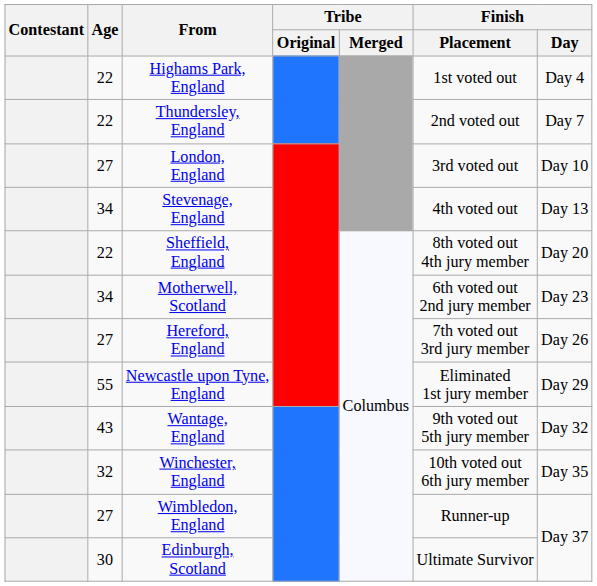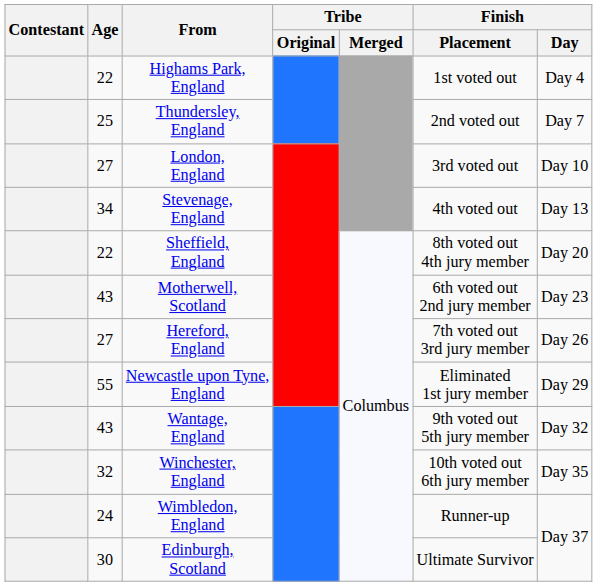(105, 121) 22 -> (105, 121) 25
(105, 296) 34 -> (105, 296) 43
(105, 515) 27 -> (105, 515) 24
